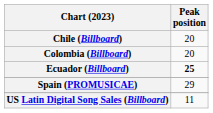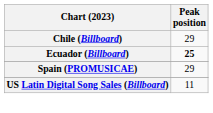(189, 38) 20 -> (189, 38) 29
- row: (87, 54)
